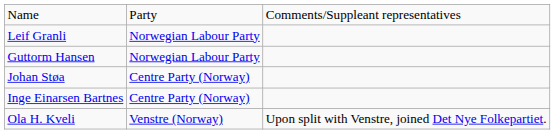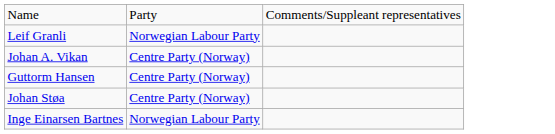+ row: (48, 56)
(195, 56) Norwegian Labour Party -> (189, 77) Centre Party (Norway)
(189, 98) Centre Party (Norway) -> (195, 118) Norwegian Labour Party
- row: (41, 118)
